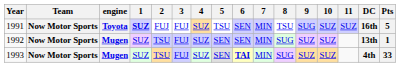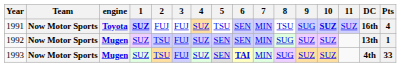(328, 26) normal -> (328, 26) bold
(387, 26) 5 -> (388, 26) 4
